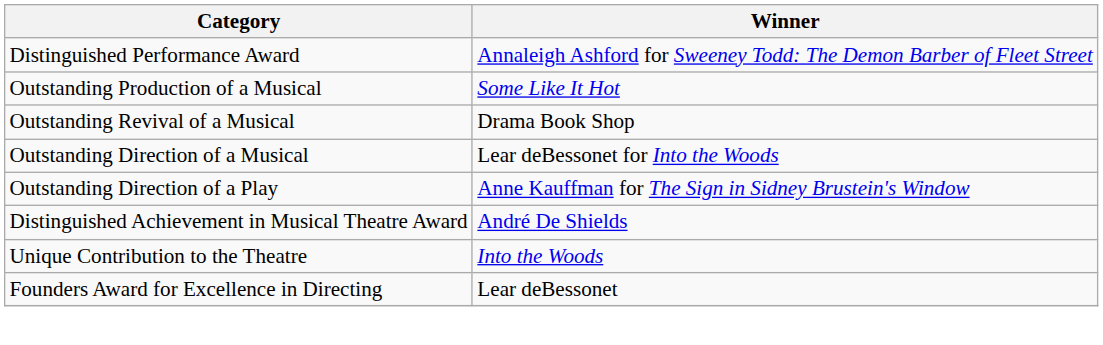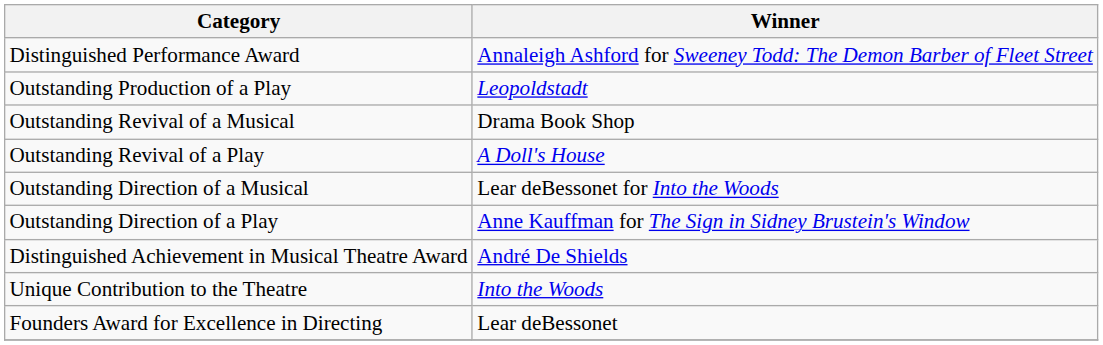- row: (166, 88)
+ row: (150, 88)
+ row: (137, 155)
